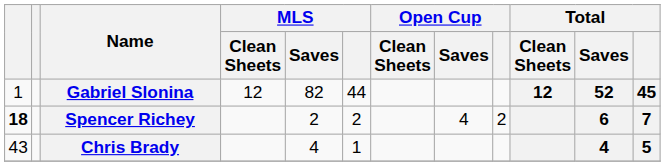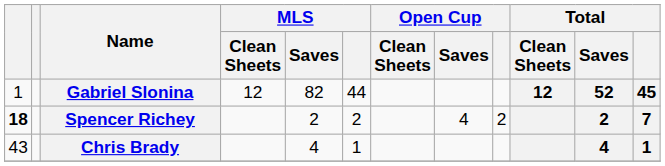(604, 119) 6 -> (604, 119) 2
(646, 147) 5 -> (646, 147) 1
